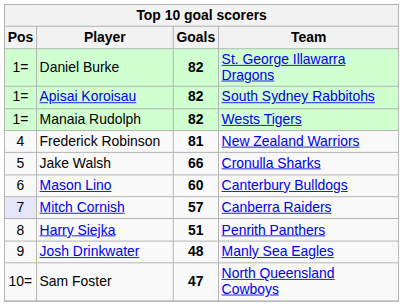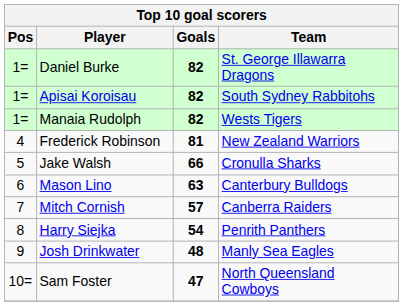(196, 185) 60 -> (196, 185) 63
(20, 207) lavender background -> (20, 207) no background
(196, 229) 51 -> (196, 229) 54
